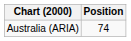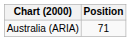(103, 28) 74 -> (103, 28) 71
